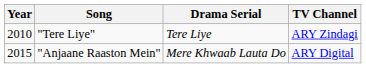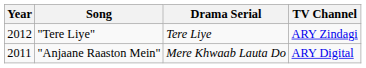(20, 33) 2010 -> (20, 33) 2012
(20, 53) 2015 -> (19, 53) 2011
